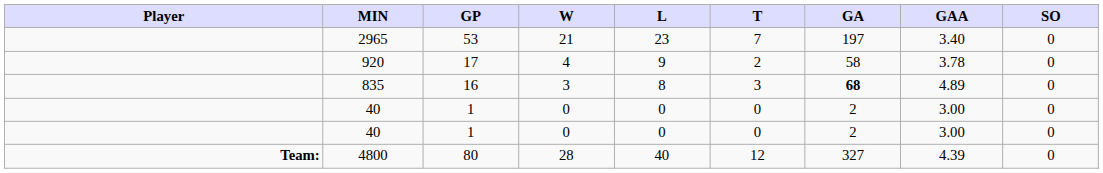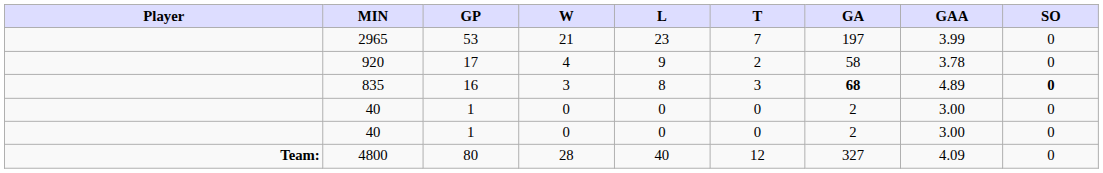(952, 39) 3.40 -> (952, 39) 3.99
(1051, 86) normal -> (1051, 86) bold
(952, 156) 4.39 -> (952, 156) 4.09
